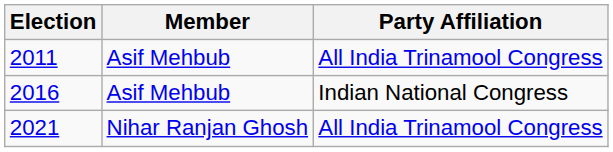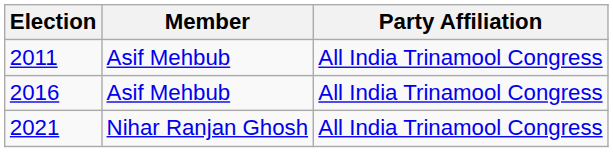(443, 92) Indian National Congress -> (460, 92) All India Trinamool Congress
